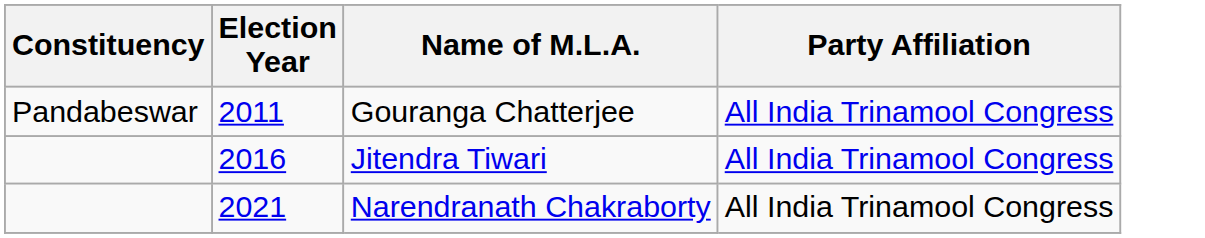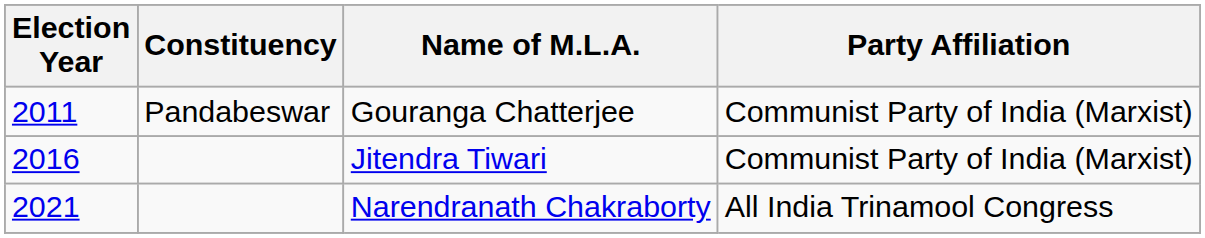columns swapped: (278, 45) <-> (108, 45)
(919, 111) All India Trinamool Congress -> (959, 111) Communist Party of India (Marxist)
(919, 159) All India Trinamool Congress -> (959, 159) Communist Party of India (Marxist)
